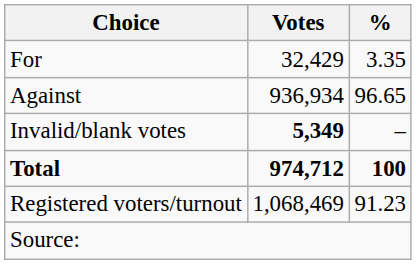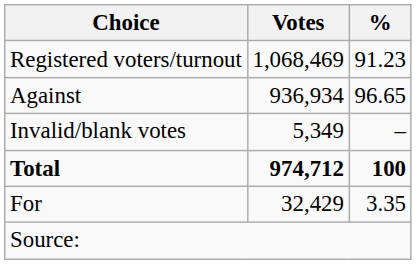rows swapped: (26, 58) <-> (126, 204)
(318, 131) bold -> (318, 131) normal
